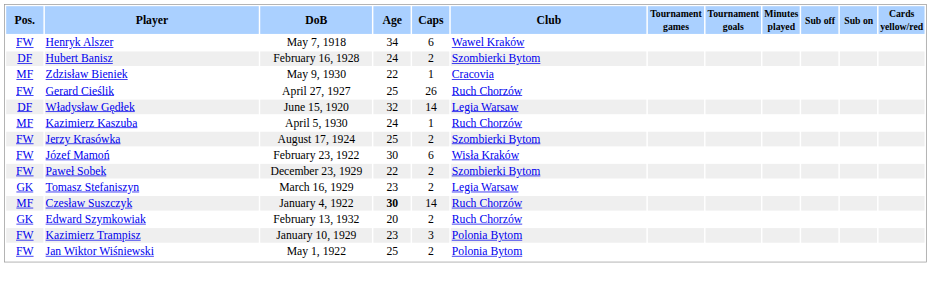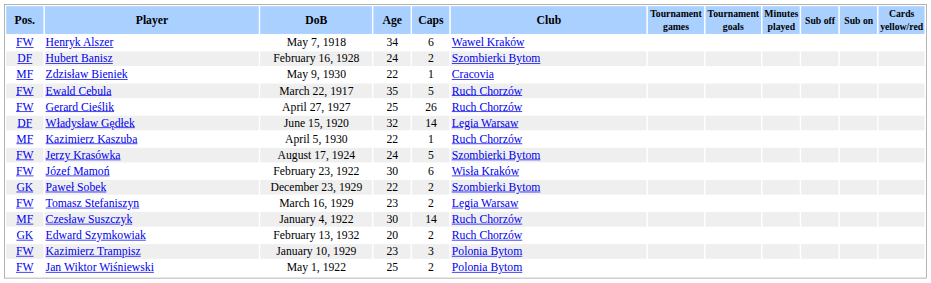+ row: (79, 91)
(392, 123) 24 -> (392, 139) 22
(392, 139) 25 -> (392, 155) 24
(431, 139) 2 -> (431, 155) 5
(25, 171) FW -> (25, 187) GK
(25, 187) GK -> (25, 203) FW
(392, 203) bold -> (392, 219) normal
